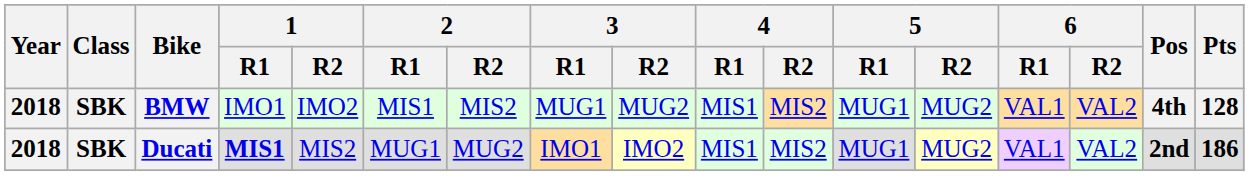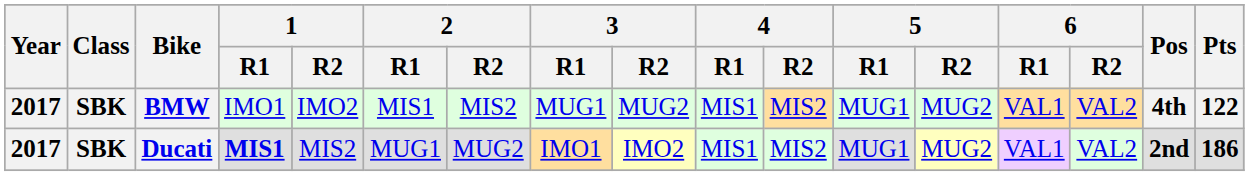(36, 108) 2018 -> (36, 108) 2017
(1220, 108) 128 -> (1220, 108) 122
(36, 149) 2018 -> (36, 149) 2017
